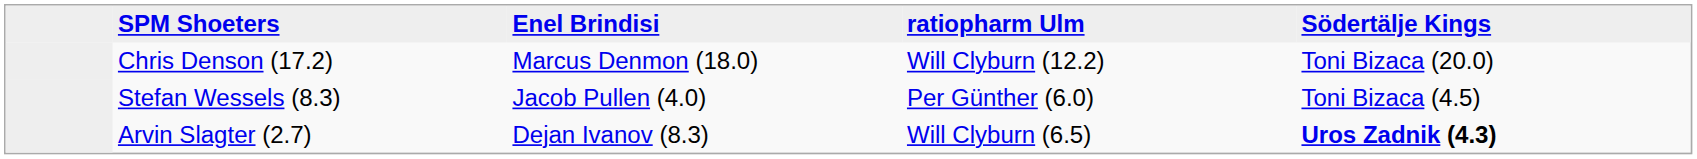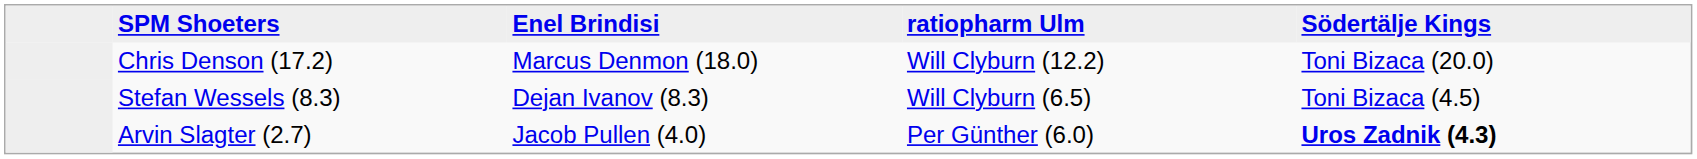(609, 98) Jacob Pullen (4.0) -> (611, 98) Dejan Ivanov (8.3)
(1000, 98) Per Günther (6.0) -> (999, 98) Will Clyburn (6.5)
(611, 134) Dejan Ivanov (8.3) -> (609, 134) Jacob Pullen (4.0)
(999, 134) Will Clyburn (6.5) -> (1000, 134) Per Günther (6.0)
